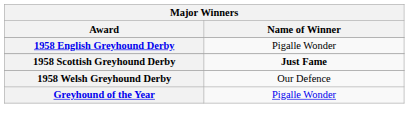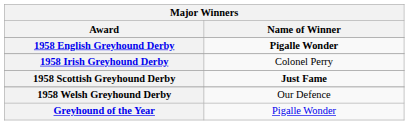(304, 45) normal -> (304, 45) bold
+ row: (104, 62)
